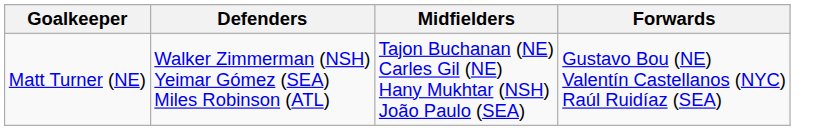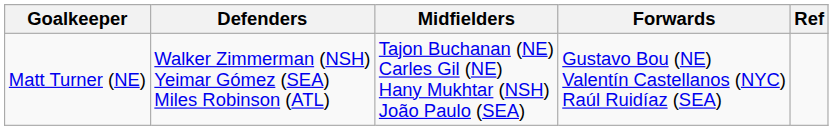+ column: (809, 19)
